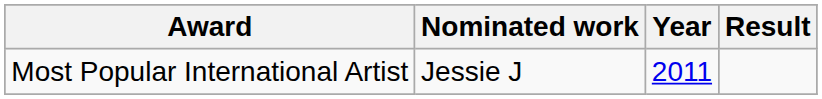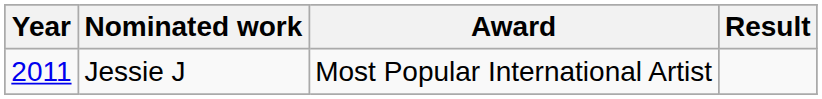columns swapped: (682, 26) <-> (210, 26)
